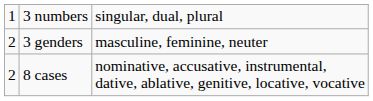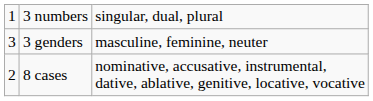(12, 41) 2 -> (12, 41) 3
